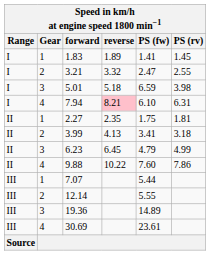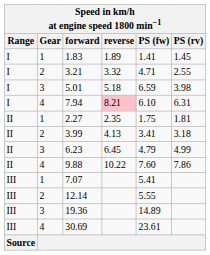(147, 72) 2.47 -> (147, 72) 4.71
(147, 180) 5.44 -> (147, 180) 5.41
